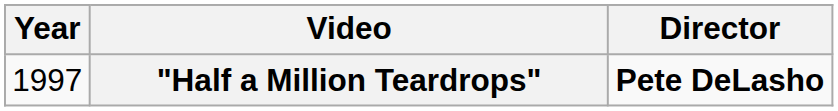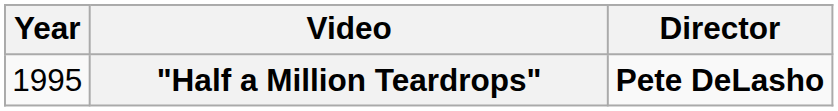(47, 79) 1997 -> (47, 79) 1995
